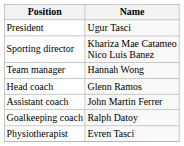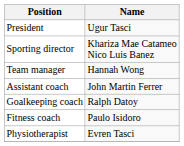- row: (30, 86)
+ row: (33, 117)
